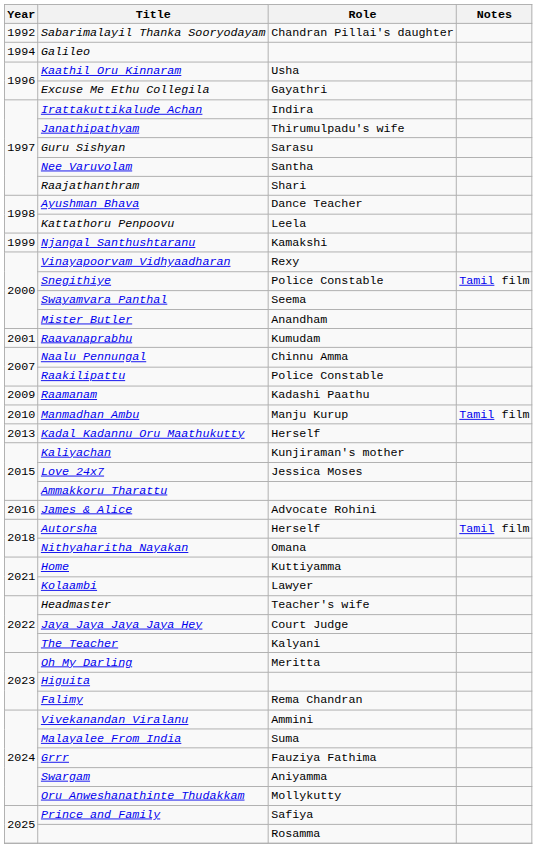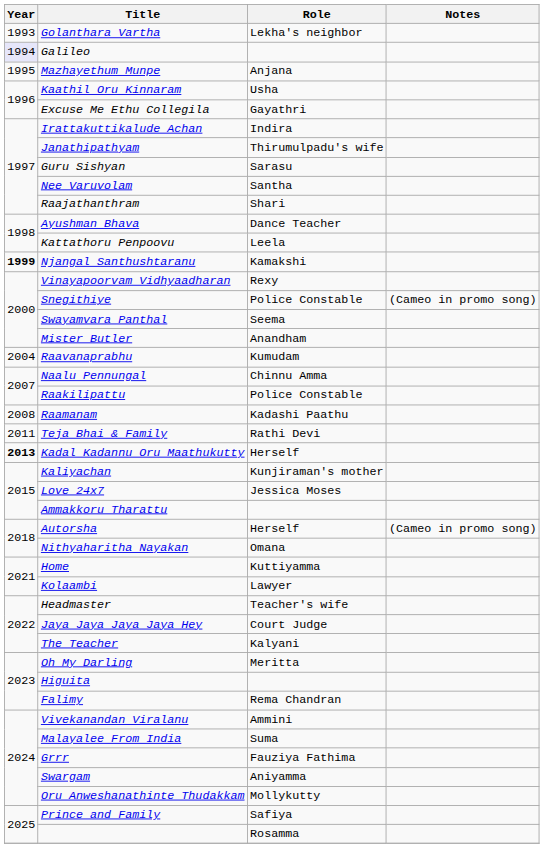- row: (153, 33)
+ row: (101, 33)
(21, 52) no background -> (21, 52) lavender background
+ row: (101, 71)
(21, 243) normal -> (21, 262) bold
(494, 281) Tamil film -> (463, 300) (Cameo in promo song)
(21, 338) 2001 -> (21, 357) 2004
(21, 395) 2009 -> (21, 414) 2008
- row: (90, 414)
+ row: (104, 433)
(21, 433) normal -> (21, 453) bold
- row: (87, 510)
(494, 529) Tamil film -> (463, 529) (Cameo in promo song)
